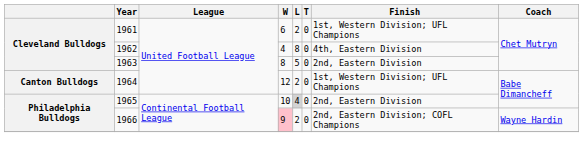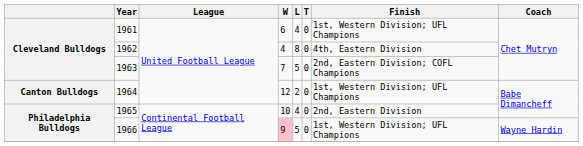(297, 30) 2 -> (297, 30) 4
(283, 63) 8 -> (283, 68) 7
(367, 63) 2nd, Eastern Division -> (383, 68) 2nd, Eastern Division; COFL Champions
(297, 101) lightgrey background -> (297, 111) no background
(297, 120) 2 -> (297, 130) 5
(383, 120) 2nd, Eastern Division; COFL Champions -> (380, 130) 1st, Western Division; UFL Champions
